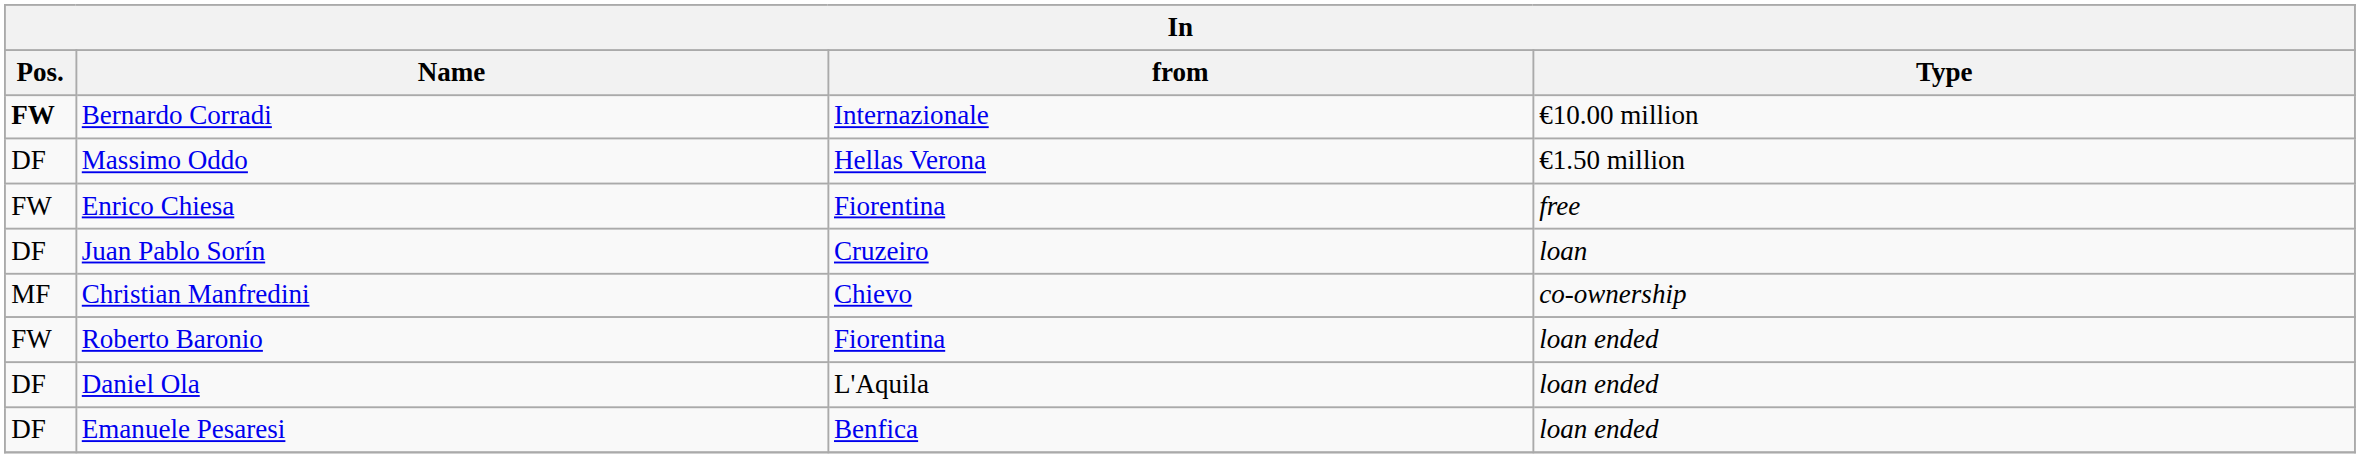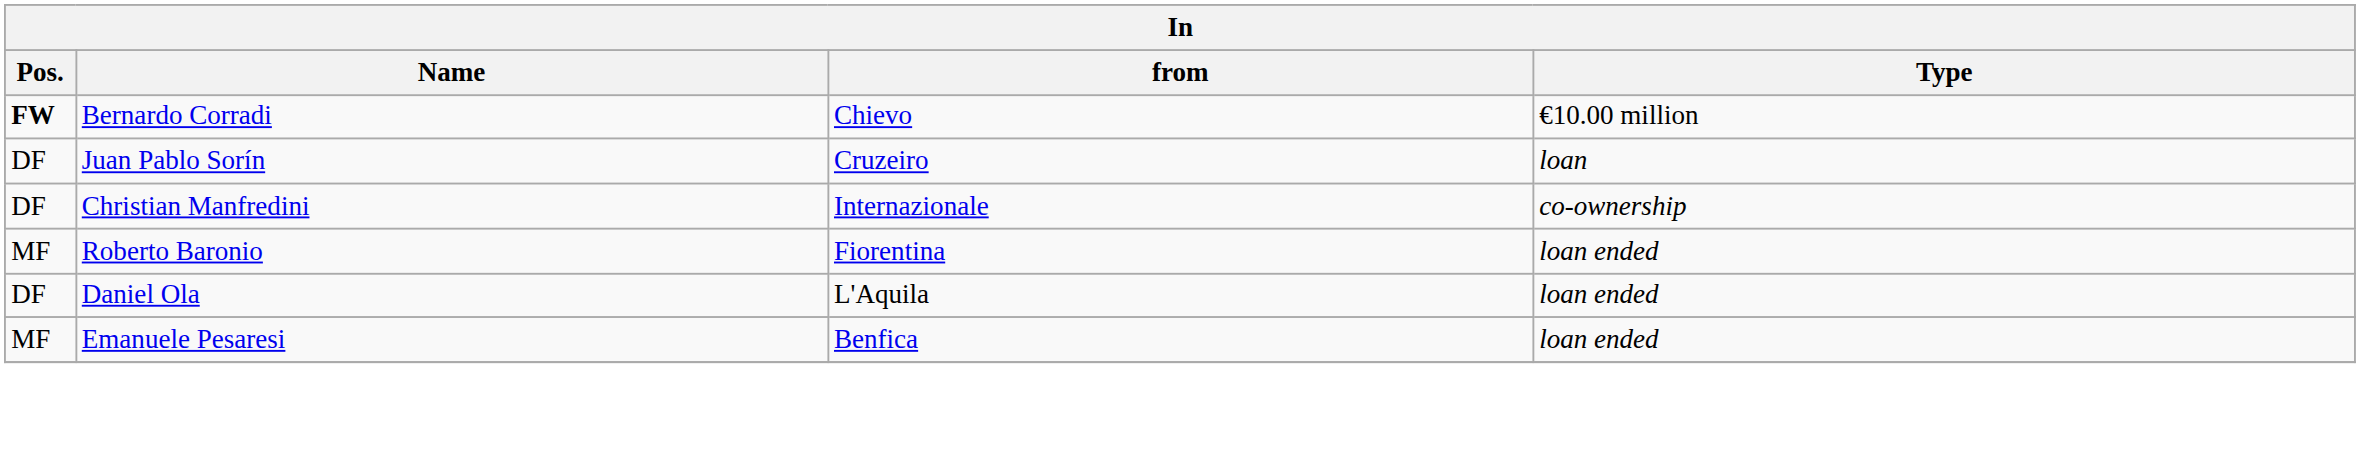(911, 116) Internazionale -> (873, 116) Chievo
- row: (165, 161)
- row: (158, 205)
(31, 295) MF -> (29, 205) DF
(873, 295) Chievo -> (911, 205) Internazionale
(32, 339) FW -> (31, 250) MF
(29, 429) DF -> (31, 339) MF
